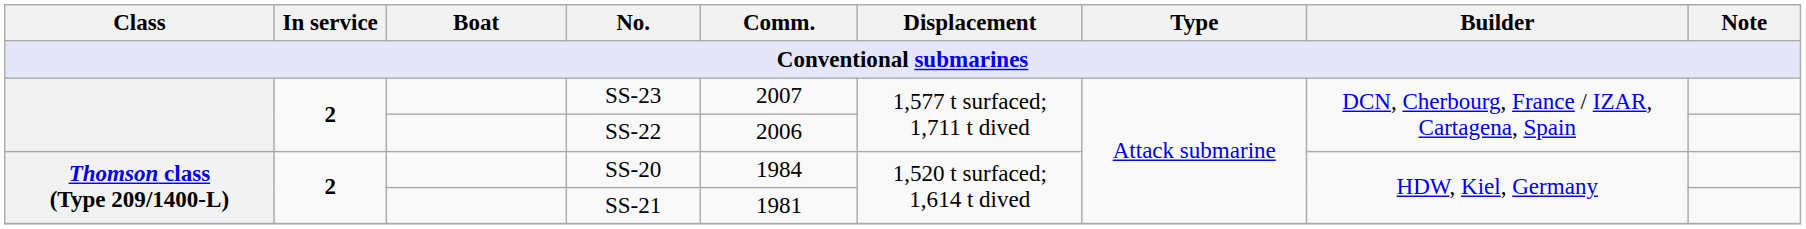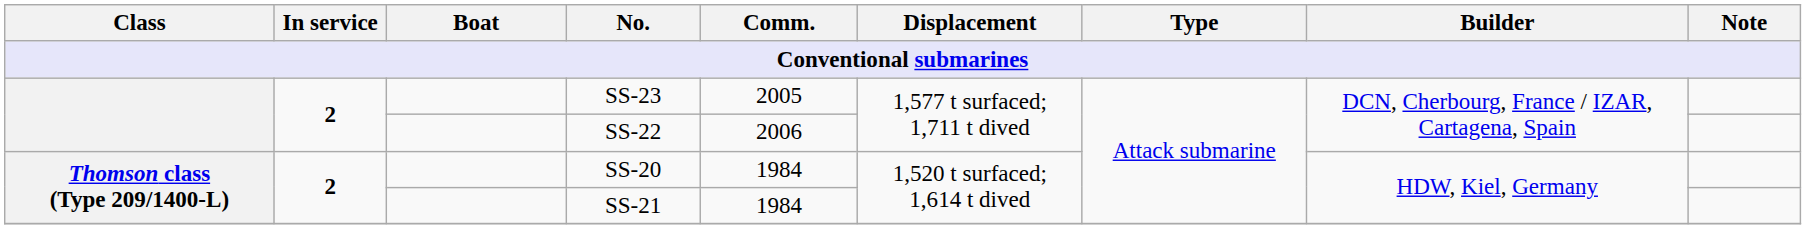(779, 95) 2007 -> (779, 95) 2005
(779, 205) 1981 -> (779, 205) 1984
